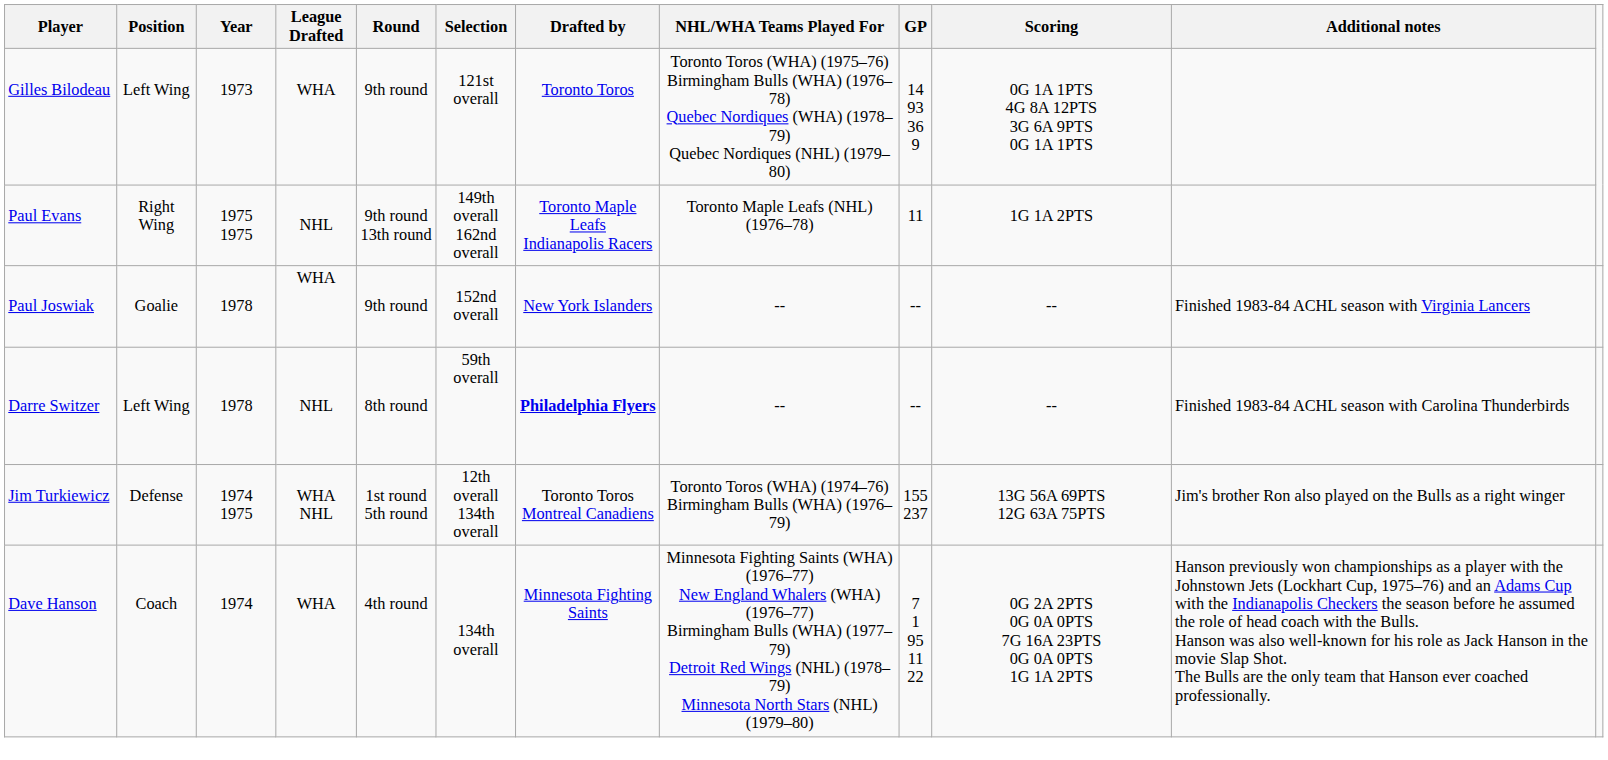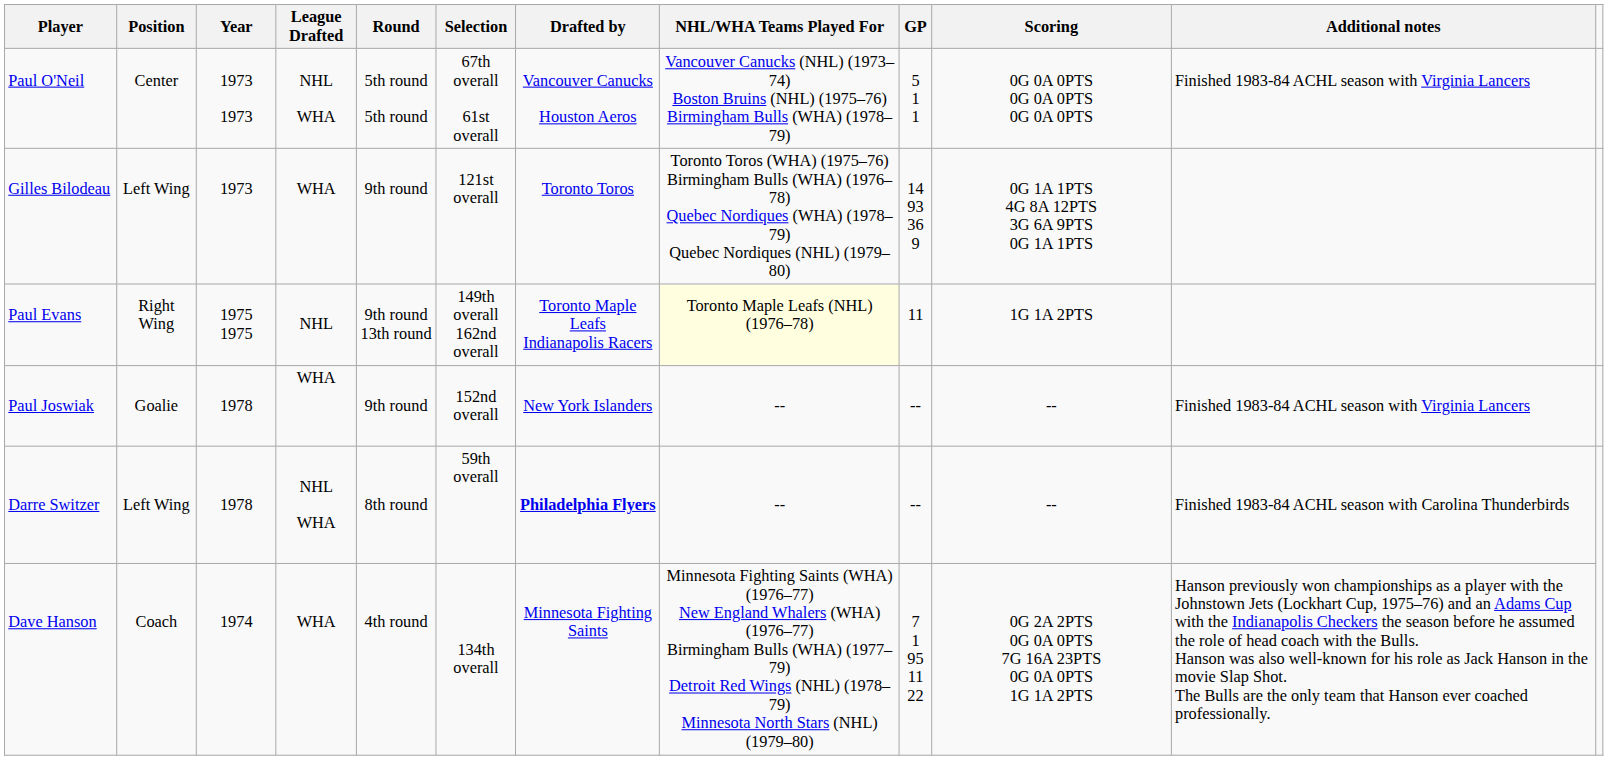+ row: (46, 80)
(780, 216) no background -> (780, 315) lightyellow background
(316, 405) NHL -> (316, 504) NHL WHA
- row: (59, 495)
